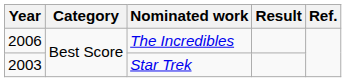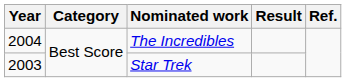(25, 40) 2006 -> (25, 40) 2004
